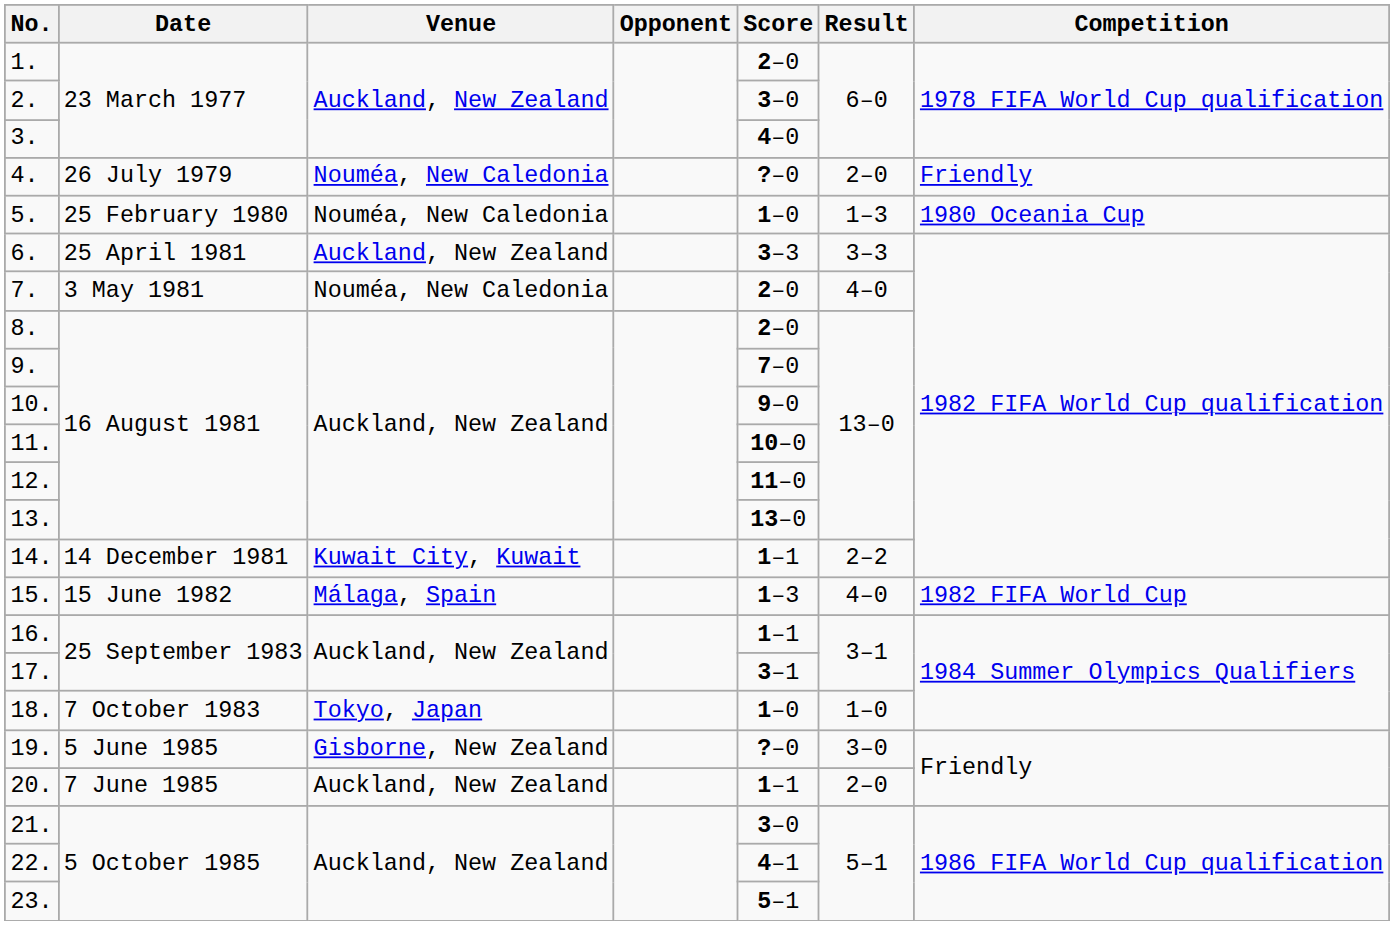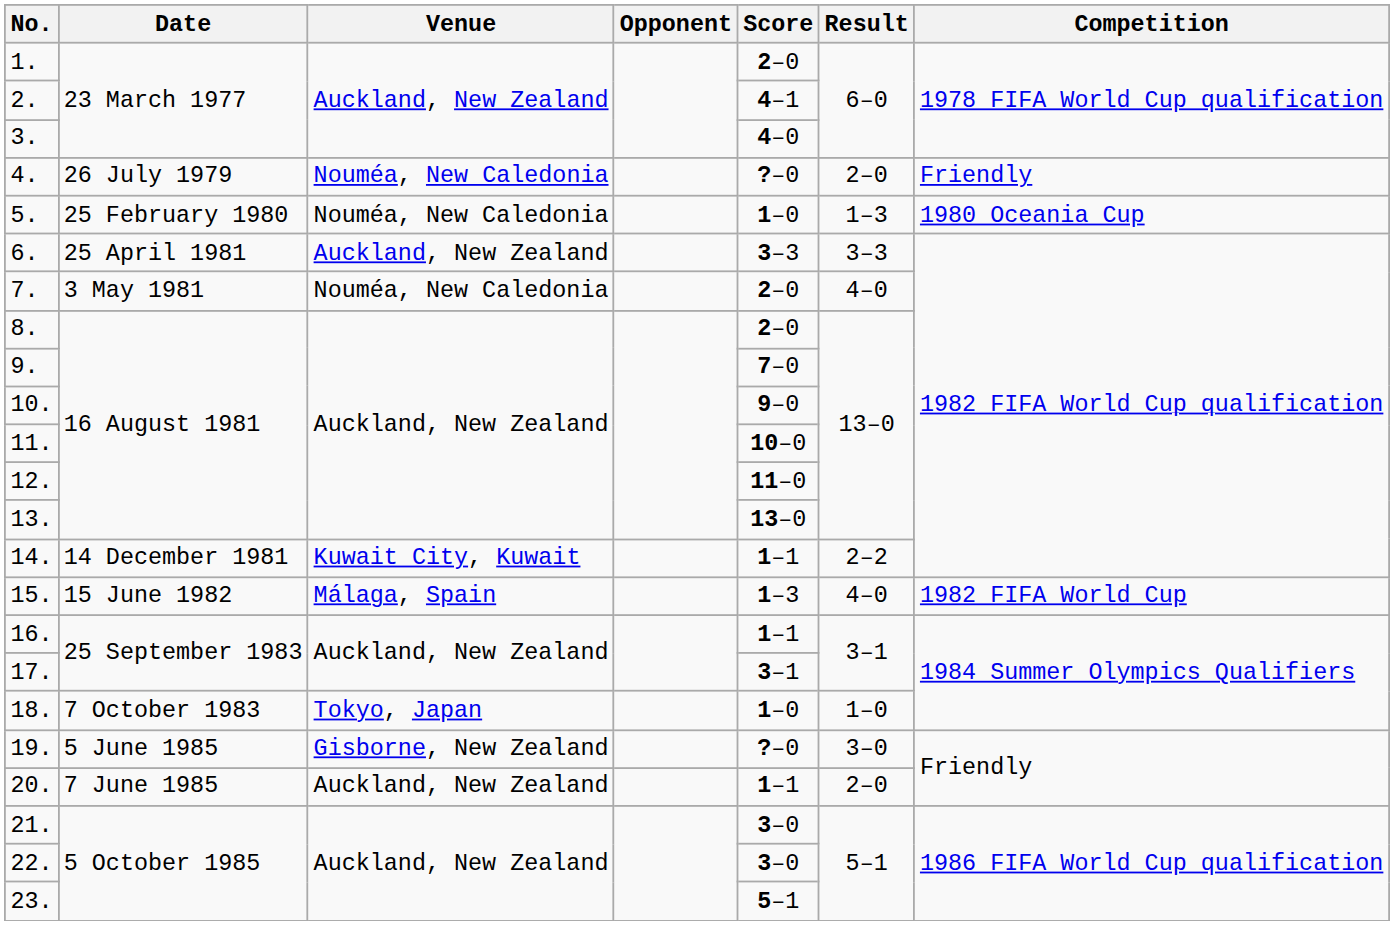(778, 100) 3–0 -> (778, 100) 4–1
(778, 863) 4–1 -> (778, 863) 3–0
